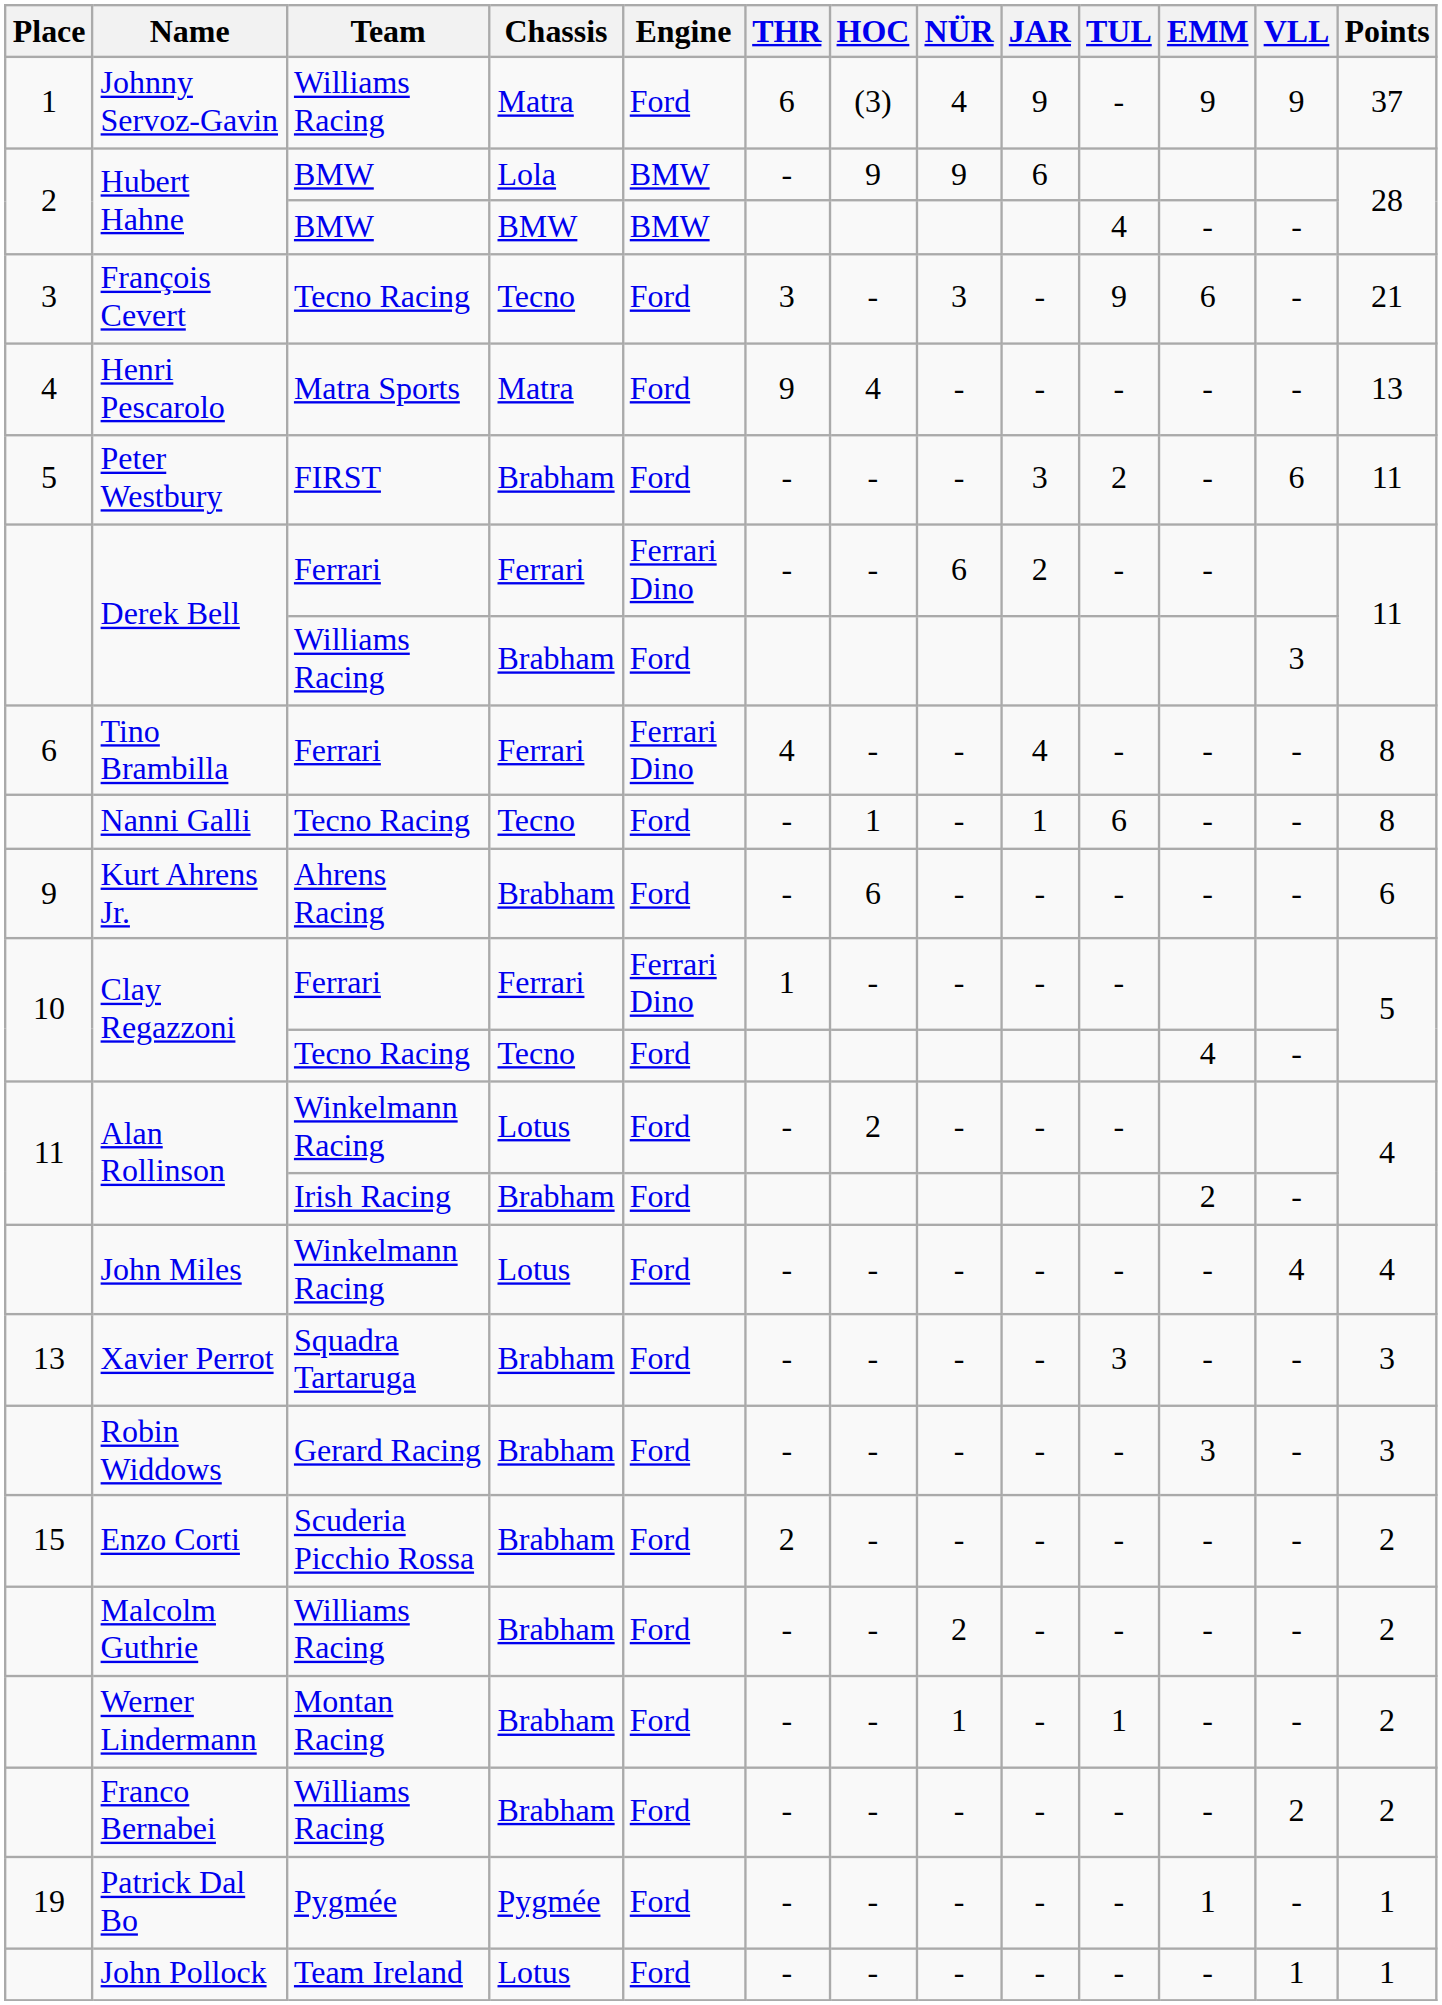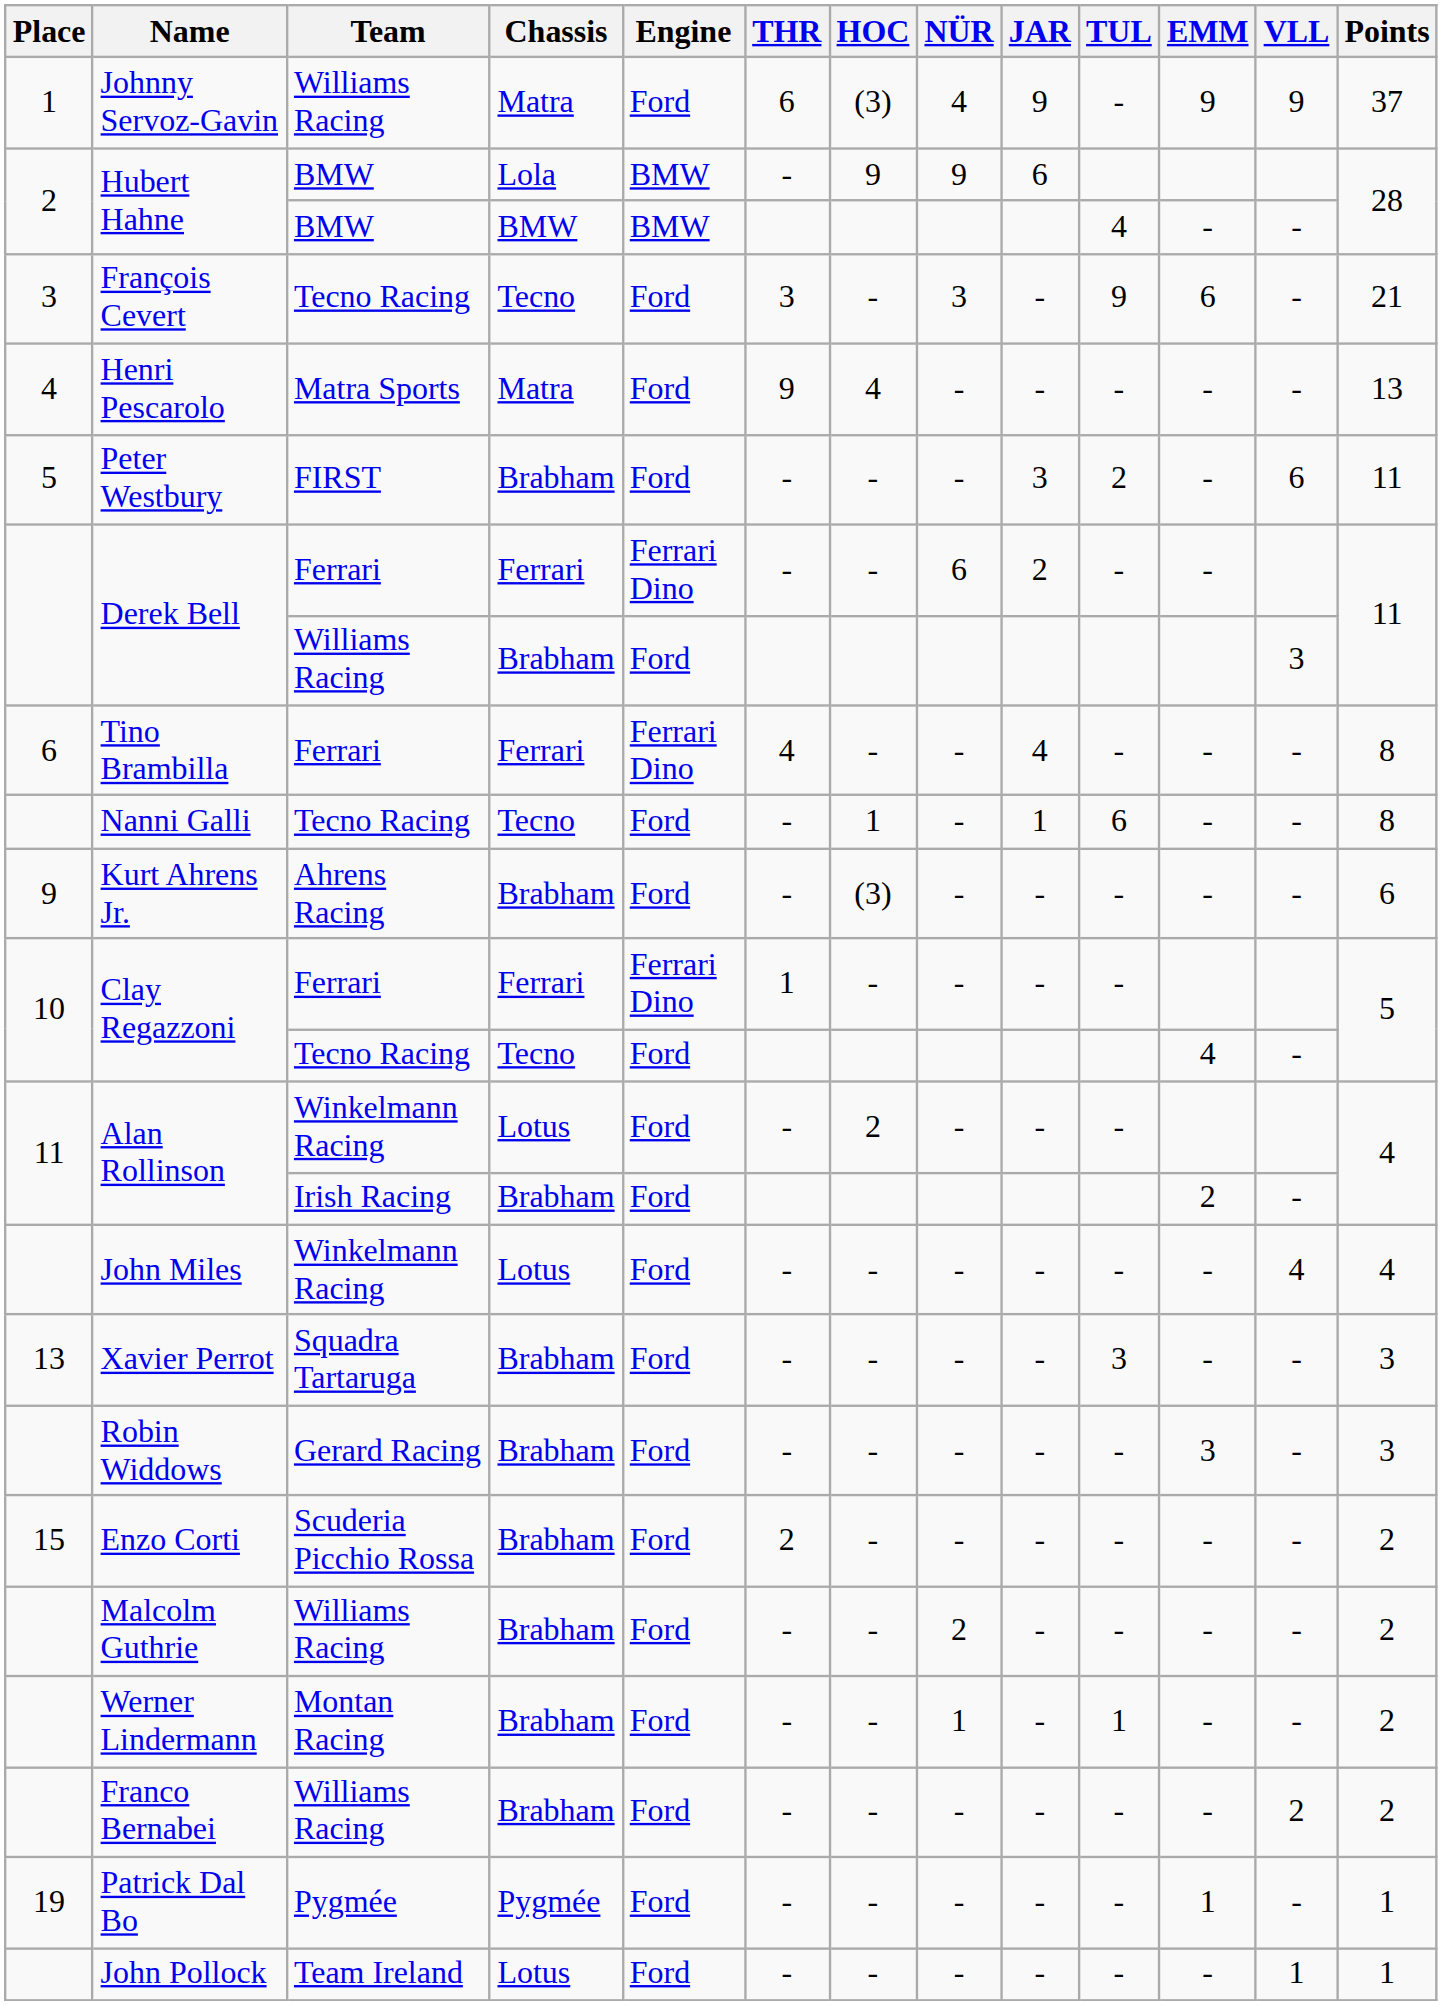(873, 892) 6 -> (873, 892) (3)
